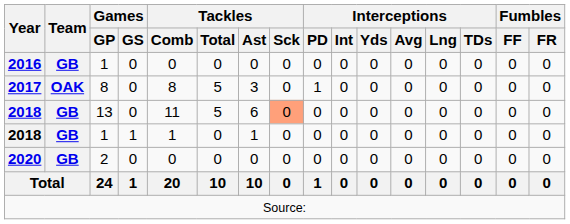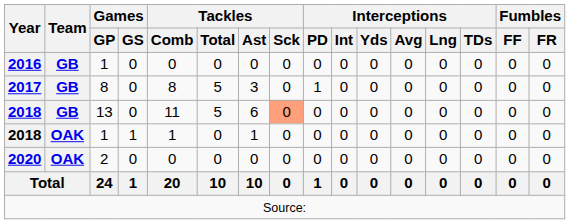(67, 87) OAK -> (67, 87) GB
(67, 135) GB -> (67, 135) OAK
(67, 159) GB -> (67, 159) OAK
